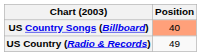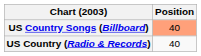(175, 43) 49 -> (175, 43) 40
